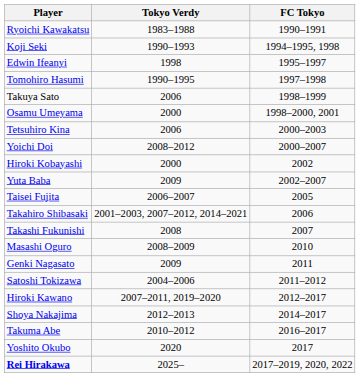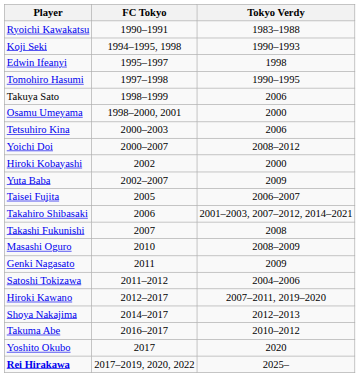columns swapped: (302, 12) <-> (171, 12)
